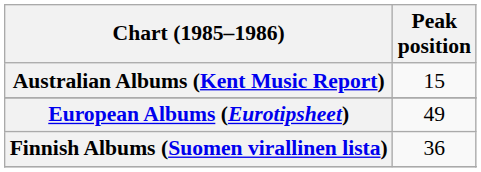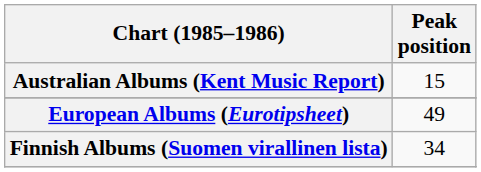(434, 148) 36 -> (434, 148) 34
